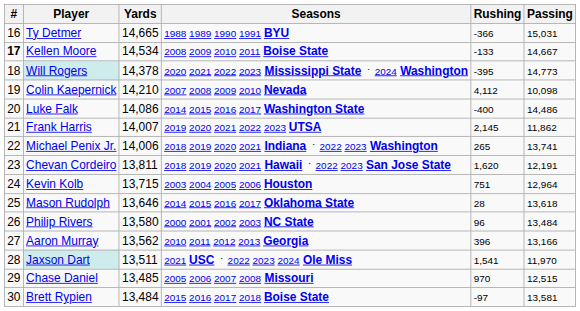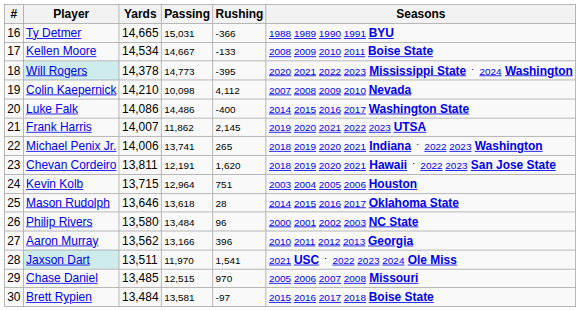columns swapped: (550, 14) <-> (316, 14)
(14, 52) bold -> (14, 52) normal
